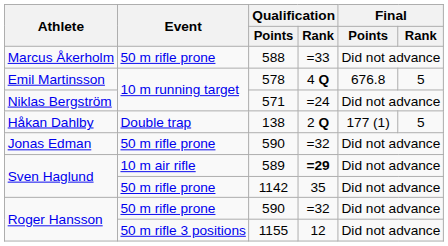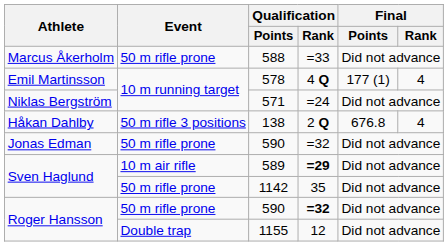(368, 79) 676.8 -> (368, 79) 177 (1)
(421, 79) 5 -> (421, 79) 4
(156, 123) Double trap -> (183, 123) 50 m rifle 3 positions
(368, 123) 177 (1) -> (368, 123) 676.8
(421, 123) 5 -> (421, 123) 4
(318, 209) normal -> (318, 209) bold
(183, 231) 50 m rifle 3 positions -> (156, 231) Double trap
